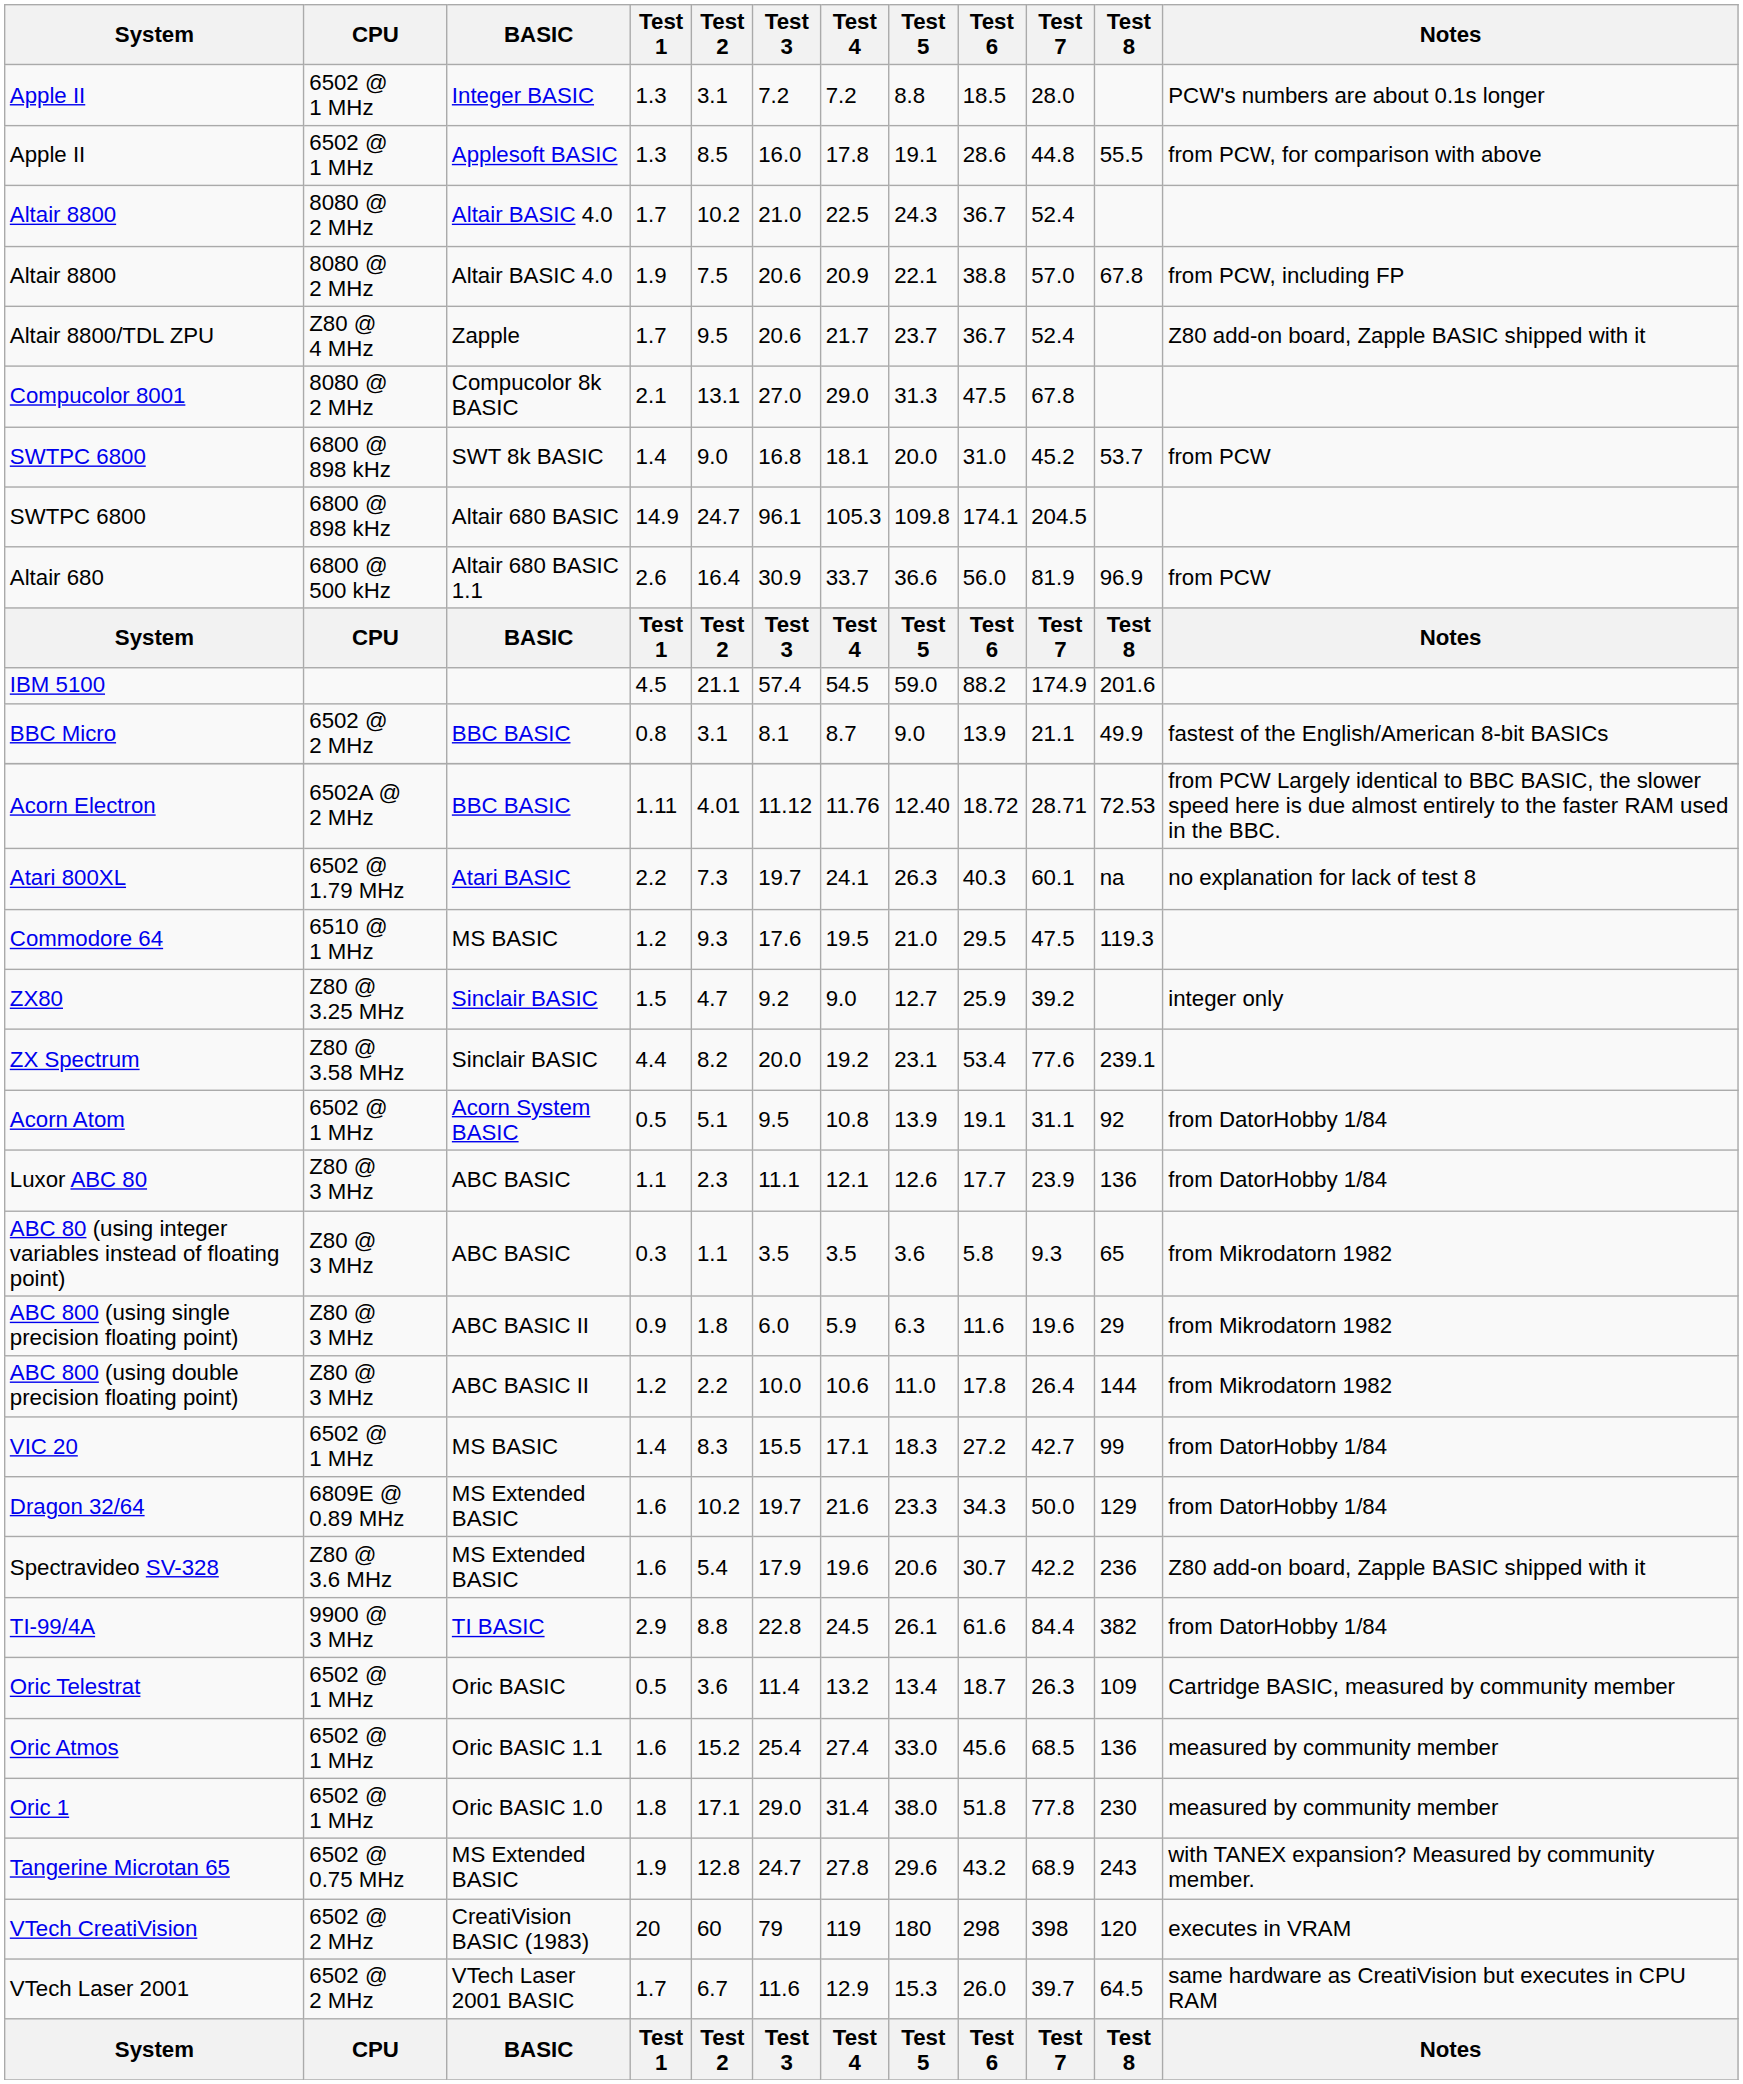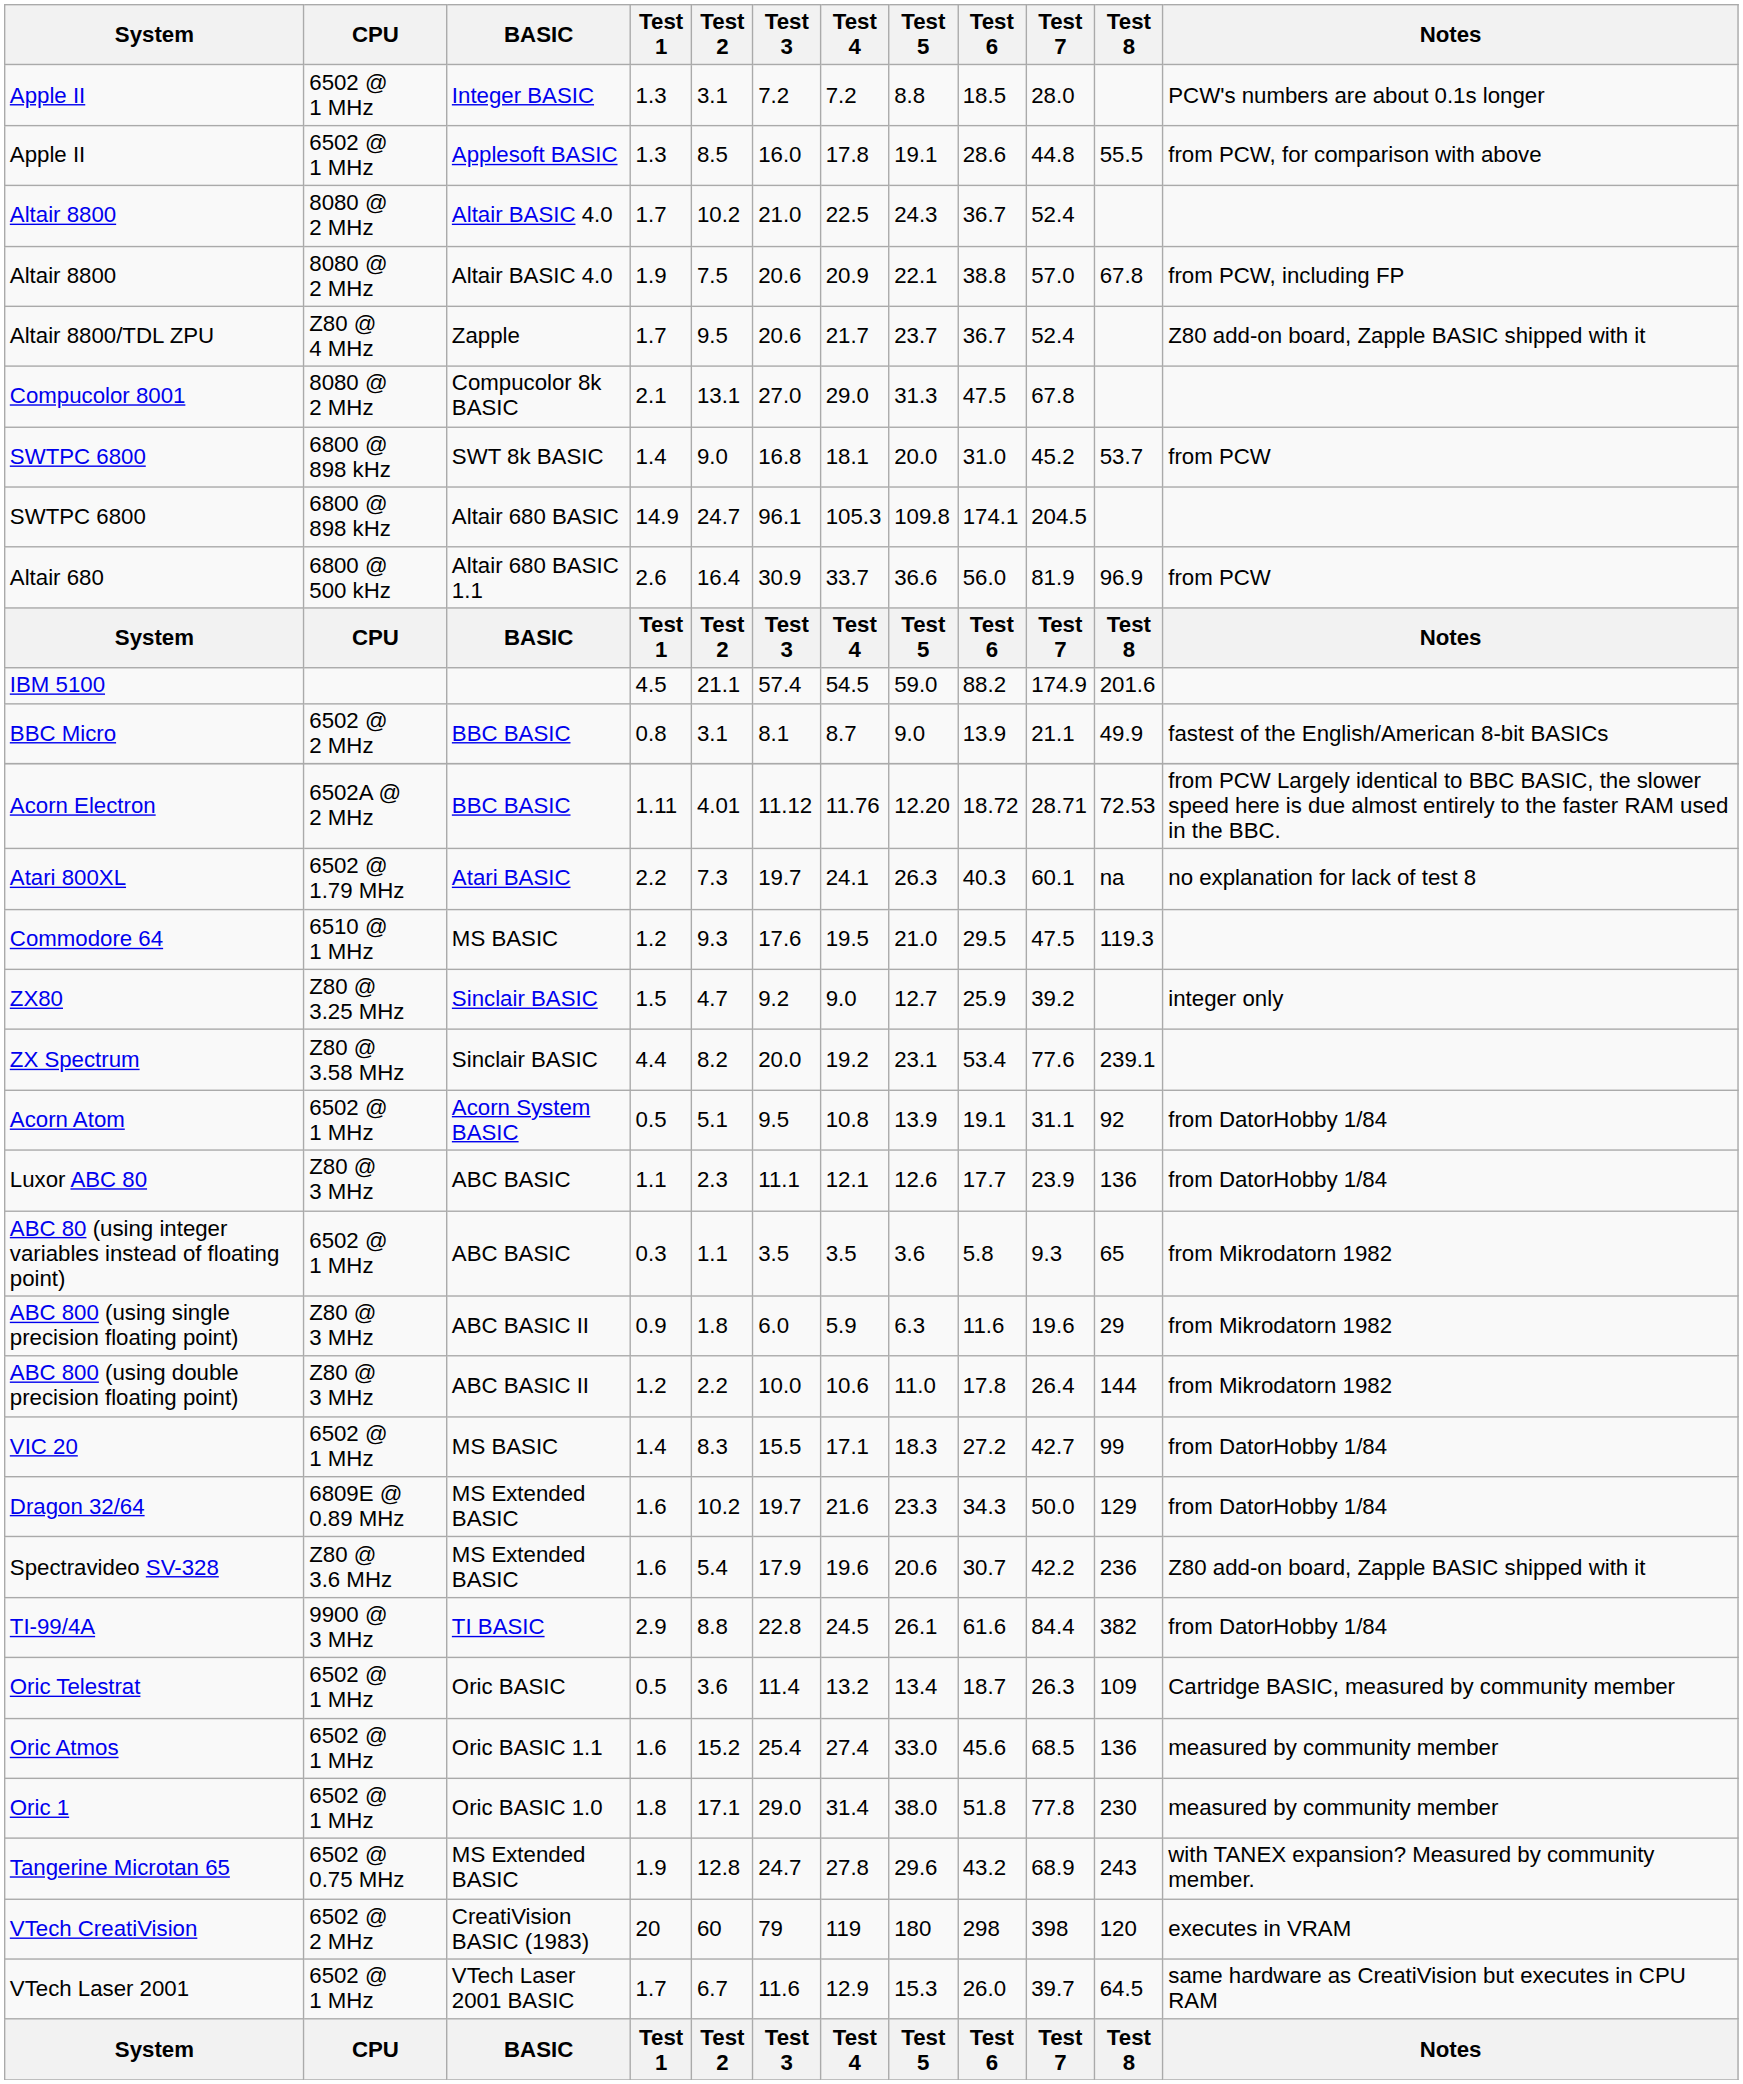(922, 805) 12.40 -> (922, 805) 12.20
(343, 1252) Z80 @ 3 MHz -> (348, 1252) 6502 @ 1 MHz
(348, 1988) 6502 @ 2 MHz -> (348, 1988) 6502 @ 1 MHz
